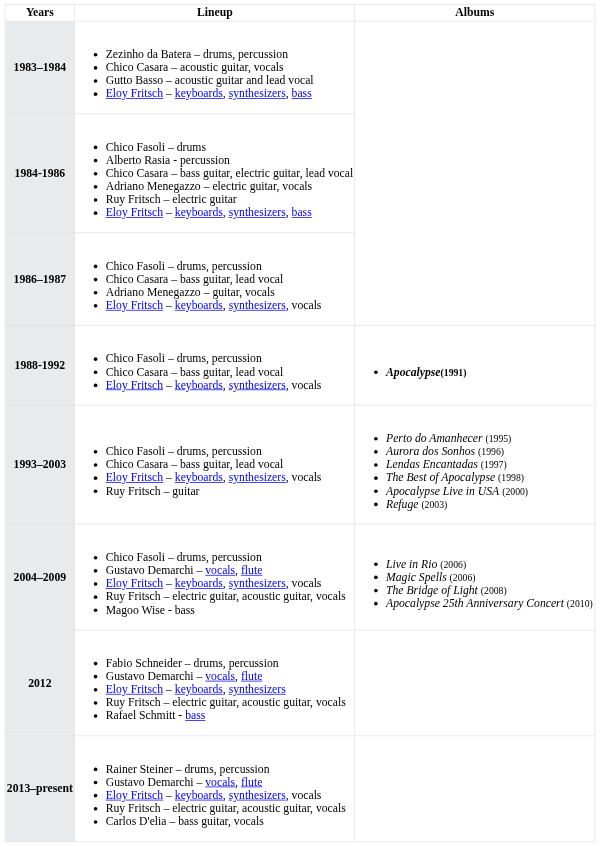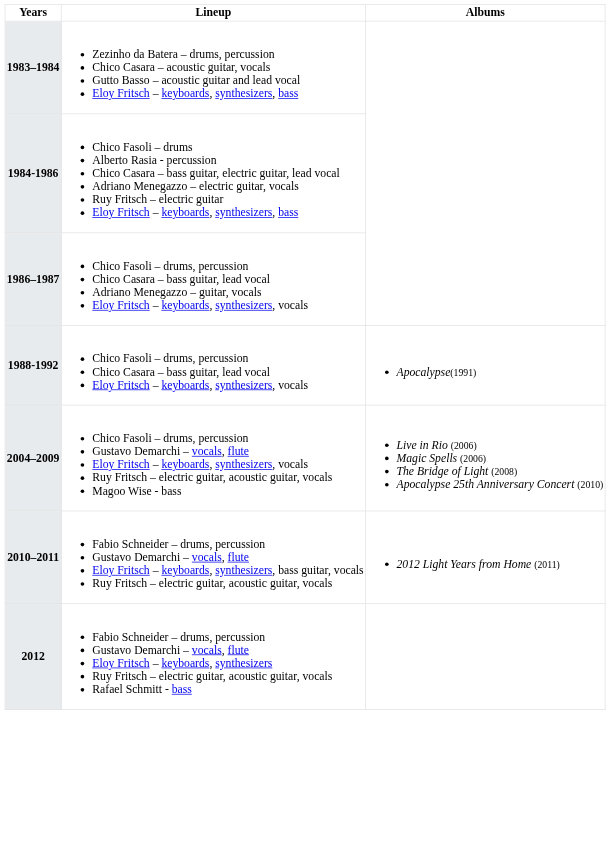(475, 372) bold -> (485, 372) normal
- row: (40, 464)
+ row: (33, 557)
- row: (40, 788)
